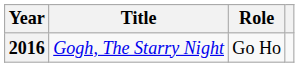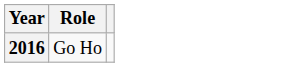- column: (139, 18)
